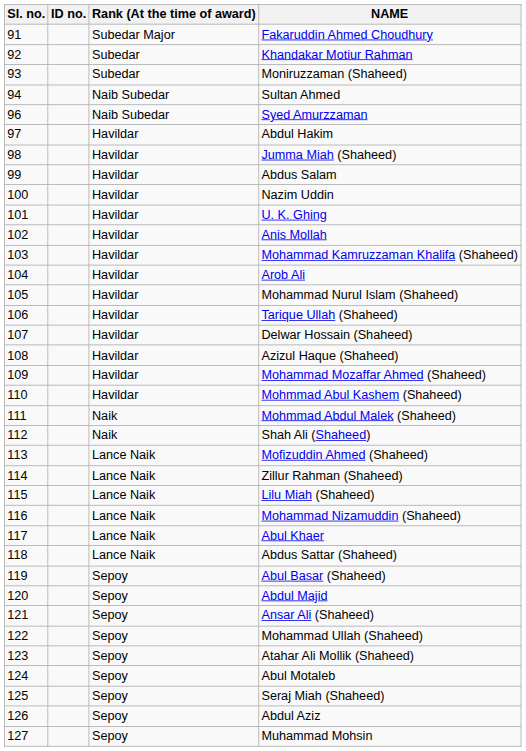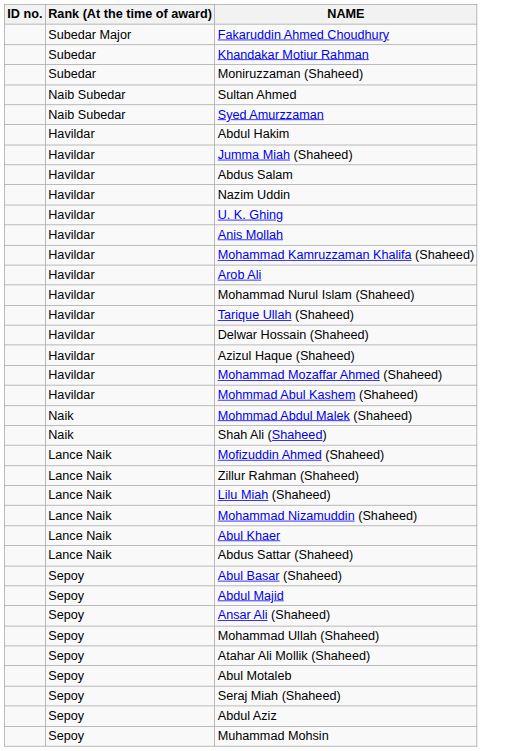- column: (26, 14)
